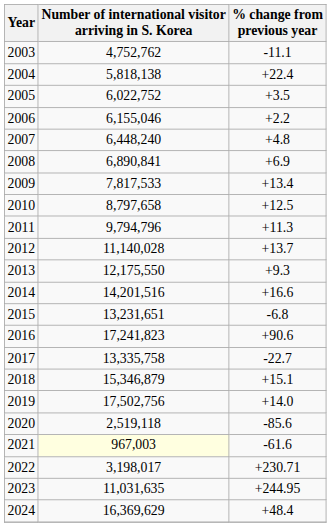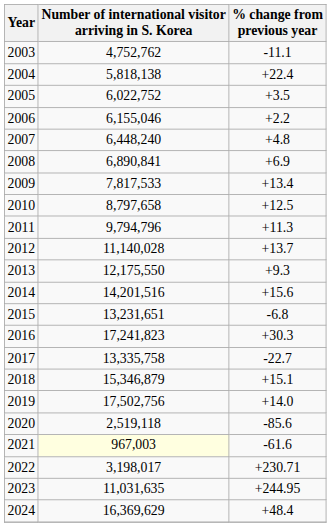(278, 292) +16.6 -> (278, 292) +15.6
(278, 336) +90.6 -> (278, 336) +30.3
